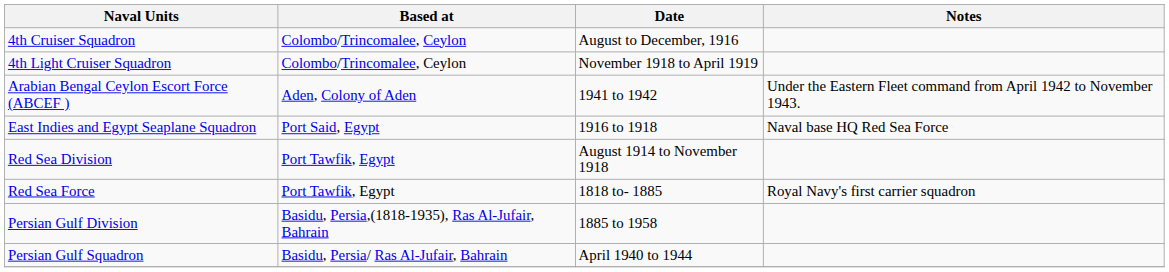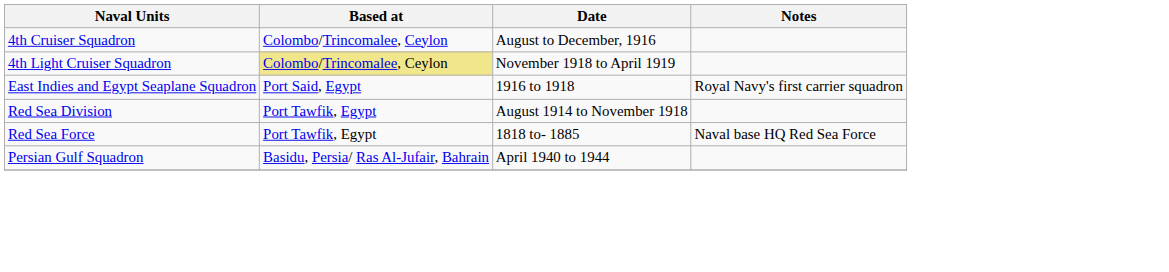(374, 63) no background -> (355, 63) khaki background
- row: (118, 95)
(858, 127) Naval base HQ Red Sea Force -> (799, 87) Royal Navy's first carrier squadron
(871, 191) Royal Navy's first carrier squadron -> (785, 134) Naval base HQ Red Sea Force
- row: (73, 223)
